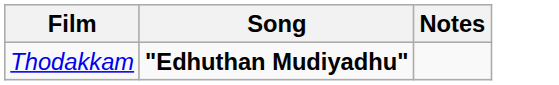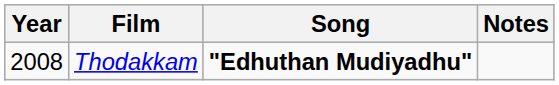+ column: (37, 24)
